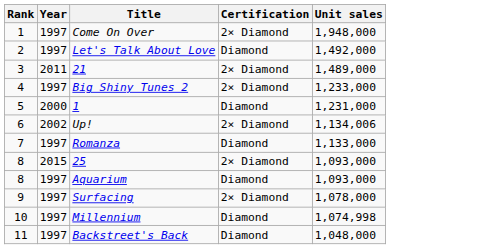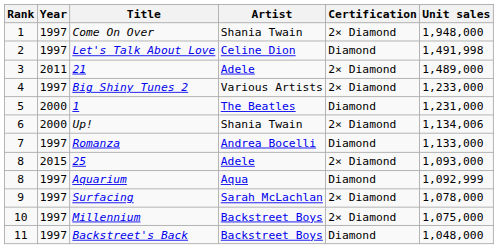+ column: (272, 14)
(345, 51) 1,492,000 -> (453, 51) 1,491,998
(53, 124) 2002 -> (53, 124) 2000
(345, 180) 1,093,000 -> (453, 180) 1,092,999
(245, 216) Diamond -> (362, 216) 2× Diamond
(345, 216) 1,074,998 -> (453, 216) 1,075,000
